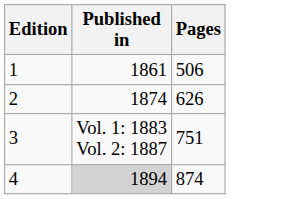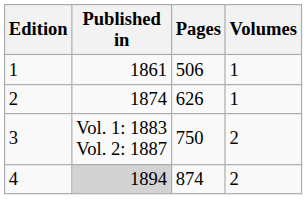+ column: (263, 29)
(190, 138) 751 -> (190, 138) 750
